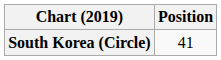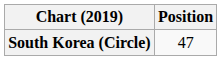(186, 42) 41 -> (186, 42) 47
